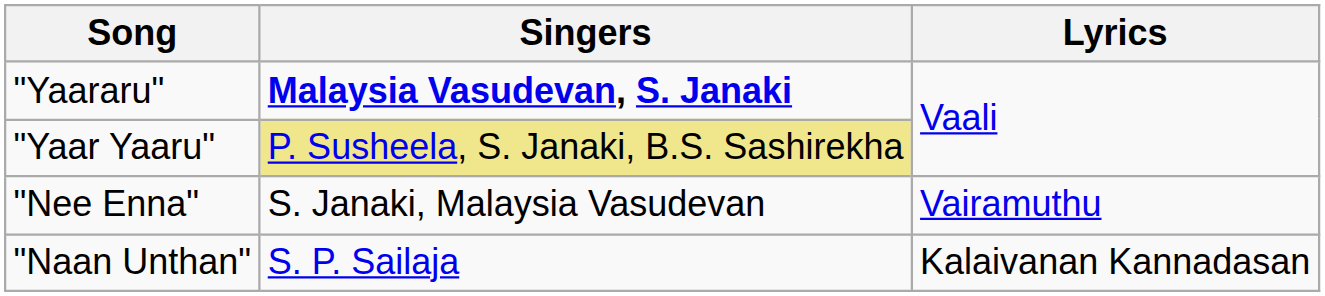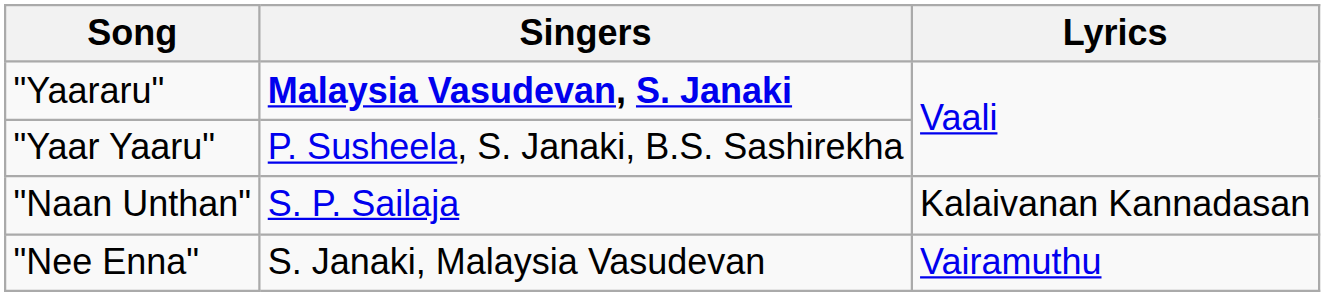(586, 147) khaki background -> (586, 147) no background
rows swapped: (132, 261) <-> (106, 204)
